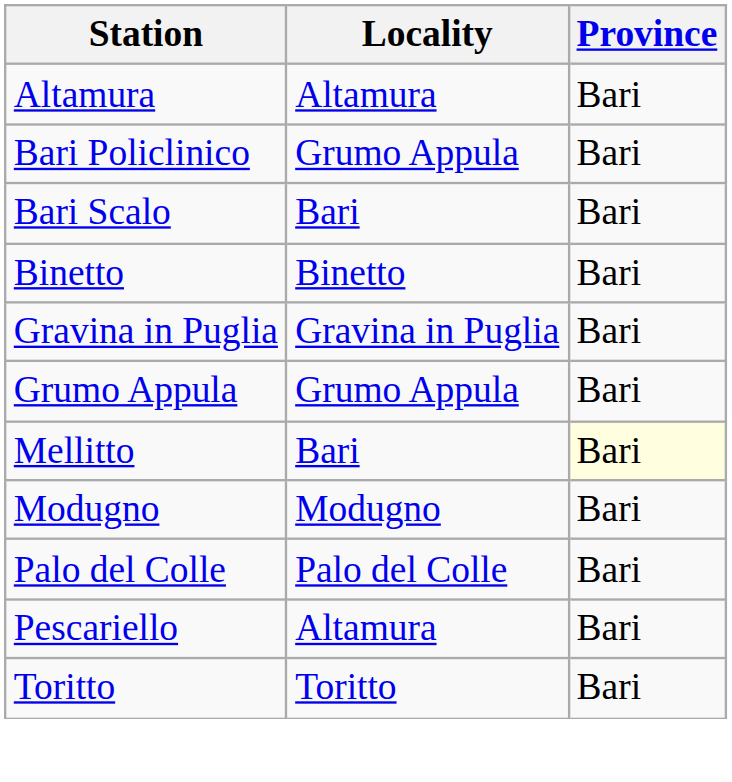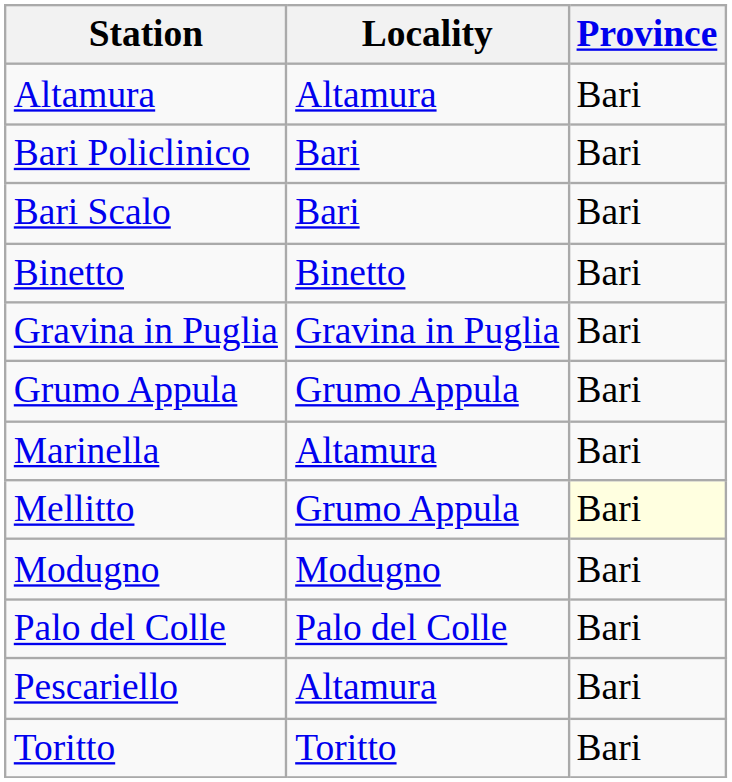(407, 152) Grumo Appula -> (327, 152) Bari
+ row: (87, 449)
(327, 449) Bari -> (407, 509) Grumo Appula
